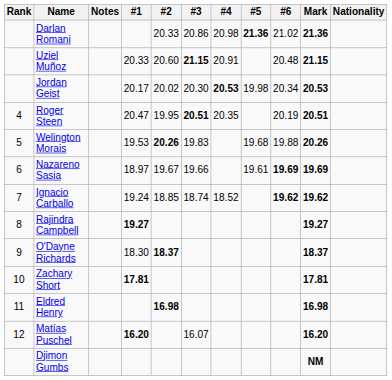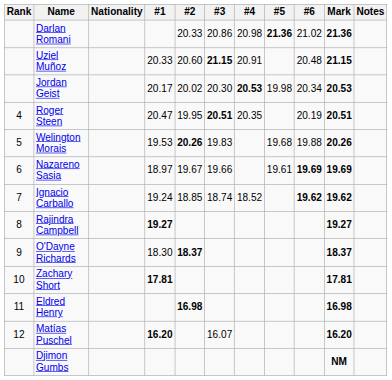columns swapped: (359, 12) <-> (105, 12)
